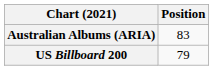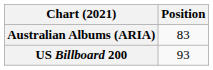(183, 55) 79 -> (183, 55) 93
